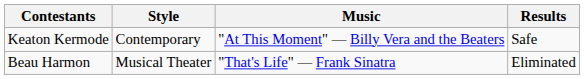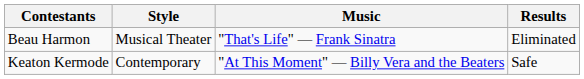rows swapped: (49, 62) <-> (58, 39)
